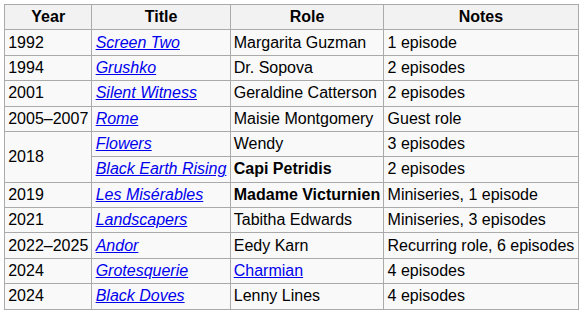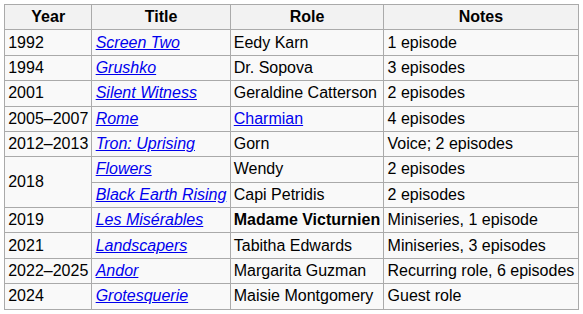(300, 42) Margarita Guzman -> (271, 42) Eedy Karn
(426, 67) 2 episodes -> (426, 67) 3 episodes
(304, 118) Maisie Montgomery -> (268, 118) Charmian
(424, 118) Guest role -> (426, 118) 4 episodes
+ row: (145, 144)
(426, 144) 3 episodes -> (426, 169) 2 episodes
(283, 169) bold -> (279, 194) normal
(271, 245) Eedy Karn -> (300, 270) Margarita Guzman
(268, 270) Charmian -> (304, 296) Maisie Montgomery
(426, 270) 4 episodes -> (424, 296) Guest role
- row: (140, 296)
